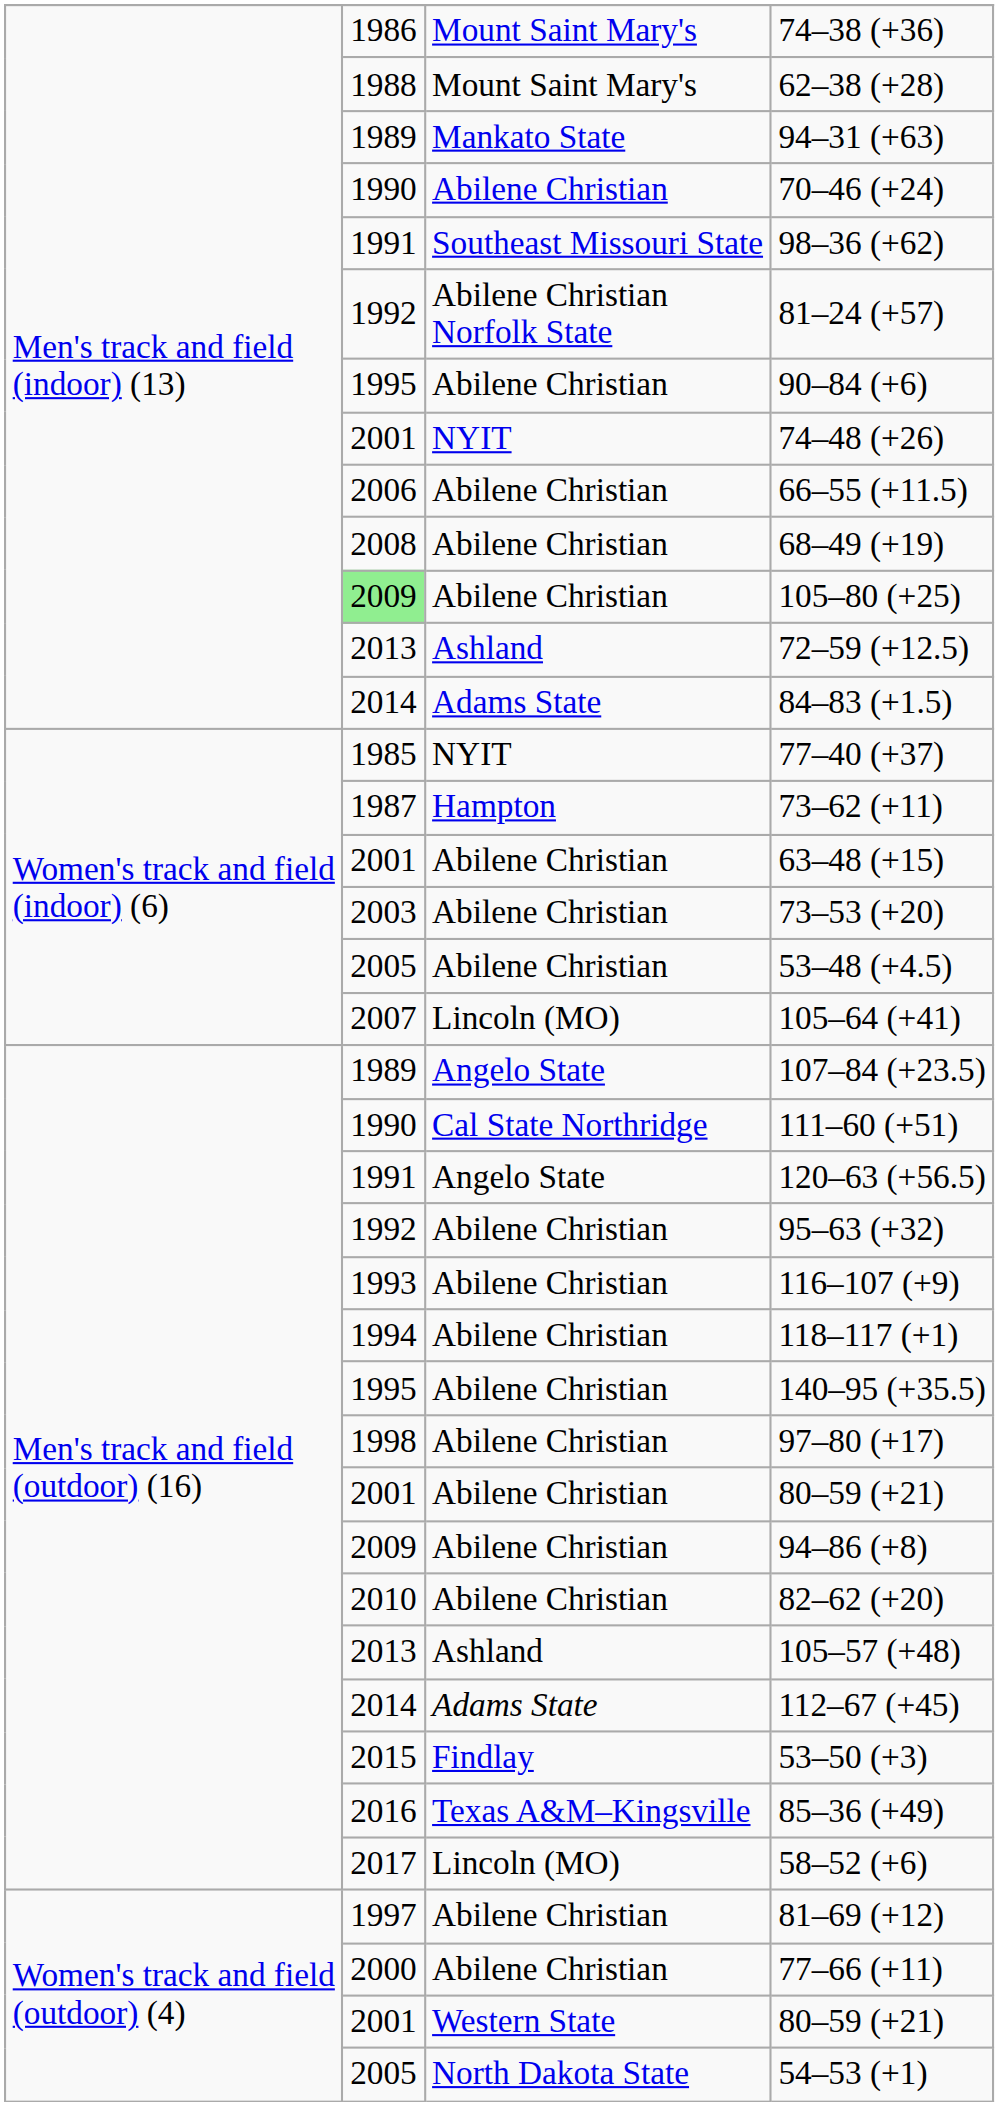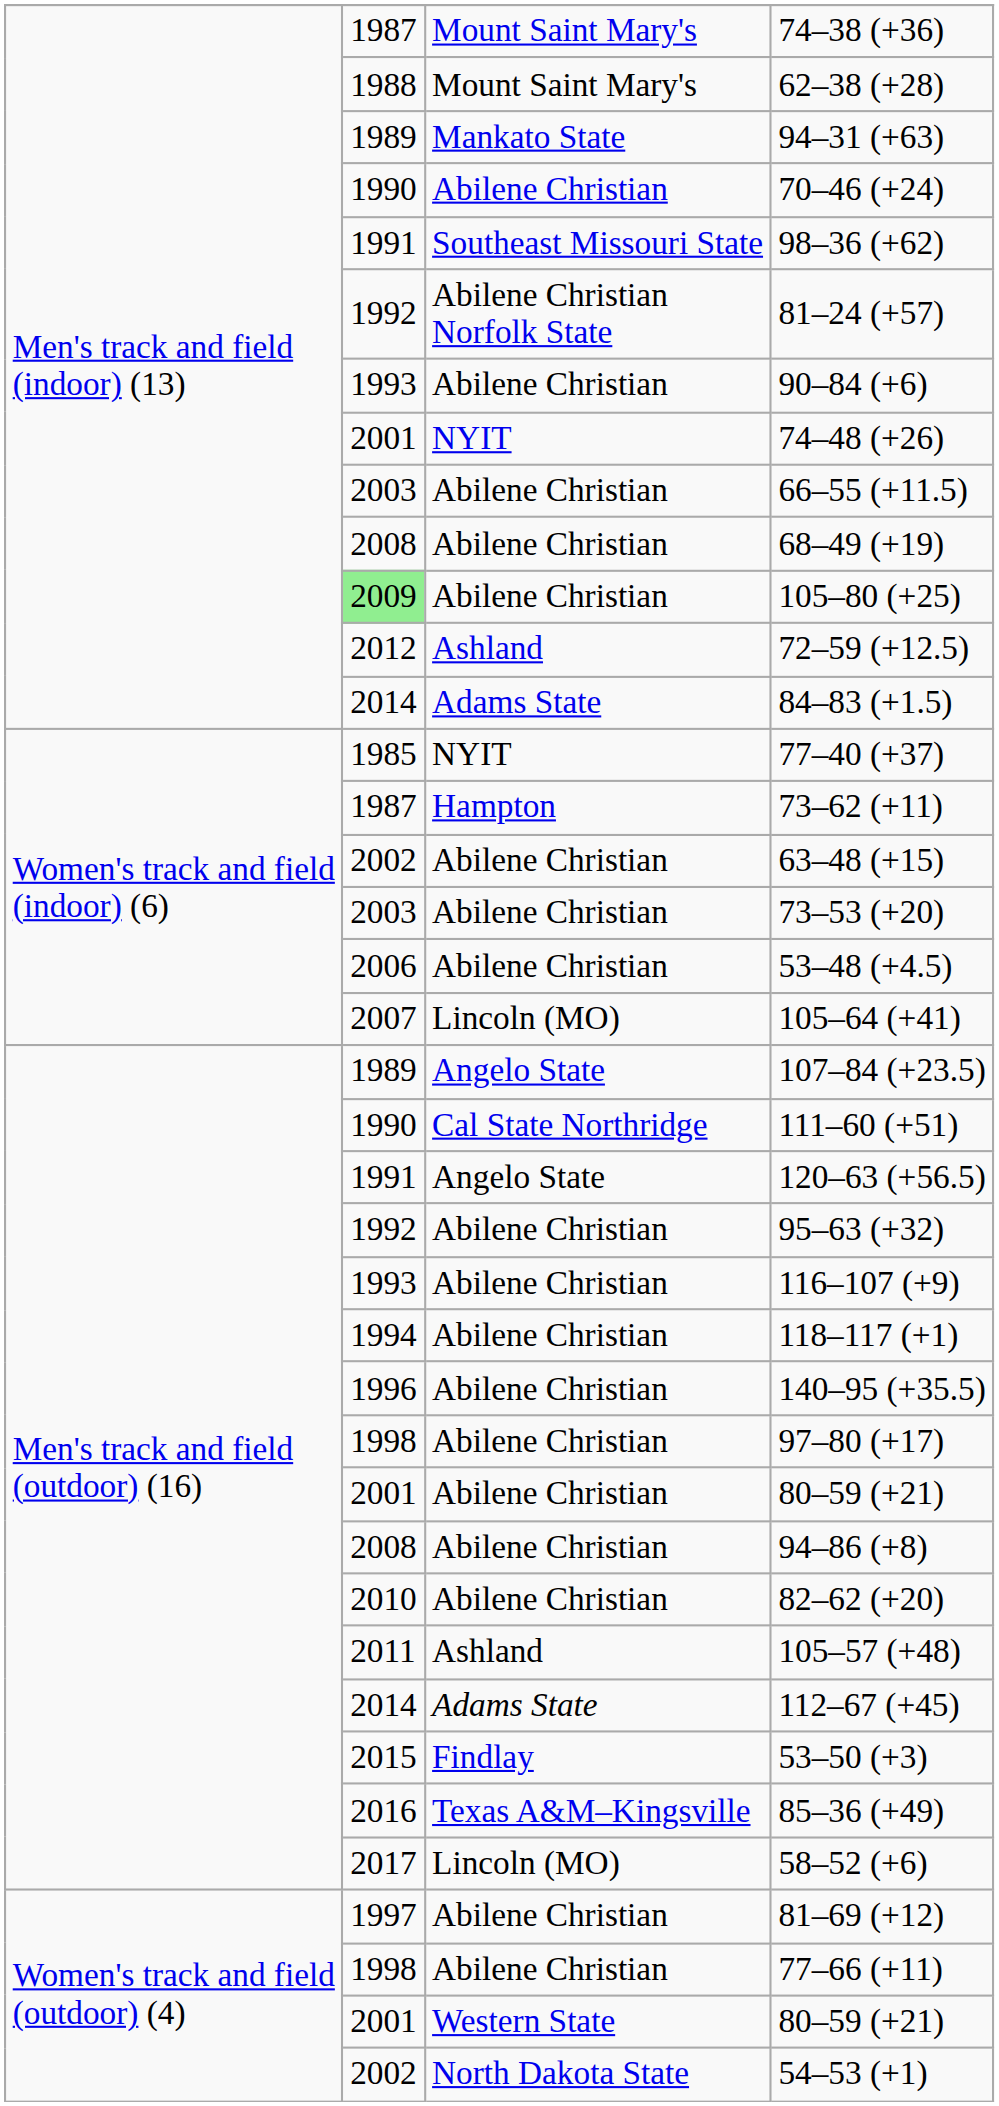(383, 30) 1986 -> (383, 30) 1987
(383, 385) 1995 -> (383, 385) 1993
(383, 490) 2006 -> (383, 490) 2003
(383, 648) 2013 -> (383, 648) 2012
(383, 860) 2001 -> (383, 860) 2002
(383, 965) 2005 -> (383, 965) 2006
(383, 1387) 1995 -> (383, 1387) 1996
(383, 1546) 2009 -> (383, 1546) 2008
(383, 1651) 2013 -> (383, 1651) 2011
(383, 1968) 2000 -> (383, 1968) 1998
(383, 2073) 2005 -> (383, 2073) 2002
